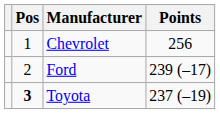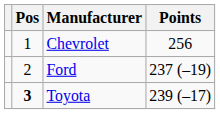(180, 69) 239 (–17) -> (180, 69) 237 (–19)
(180, 95) 237 (–19) -> (180, 95) 239 (–17)
